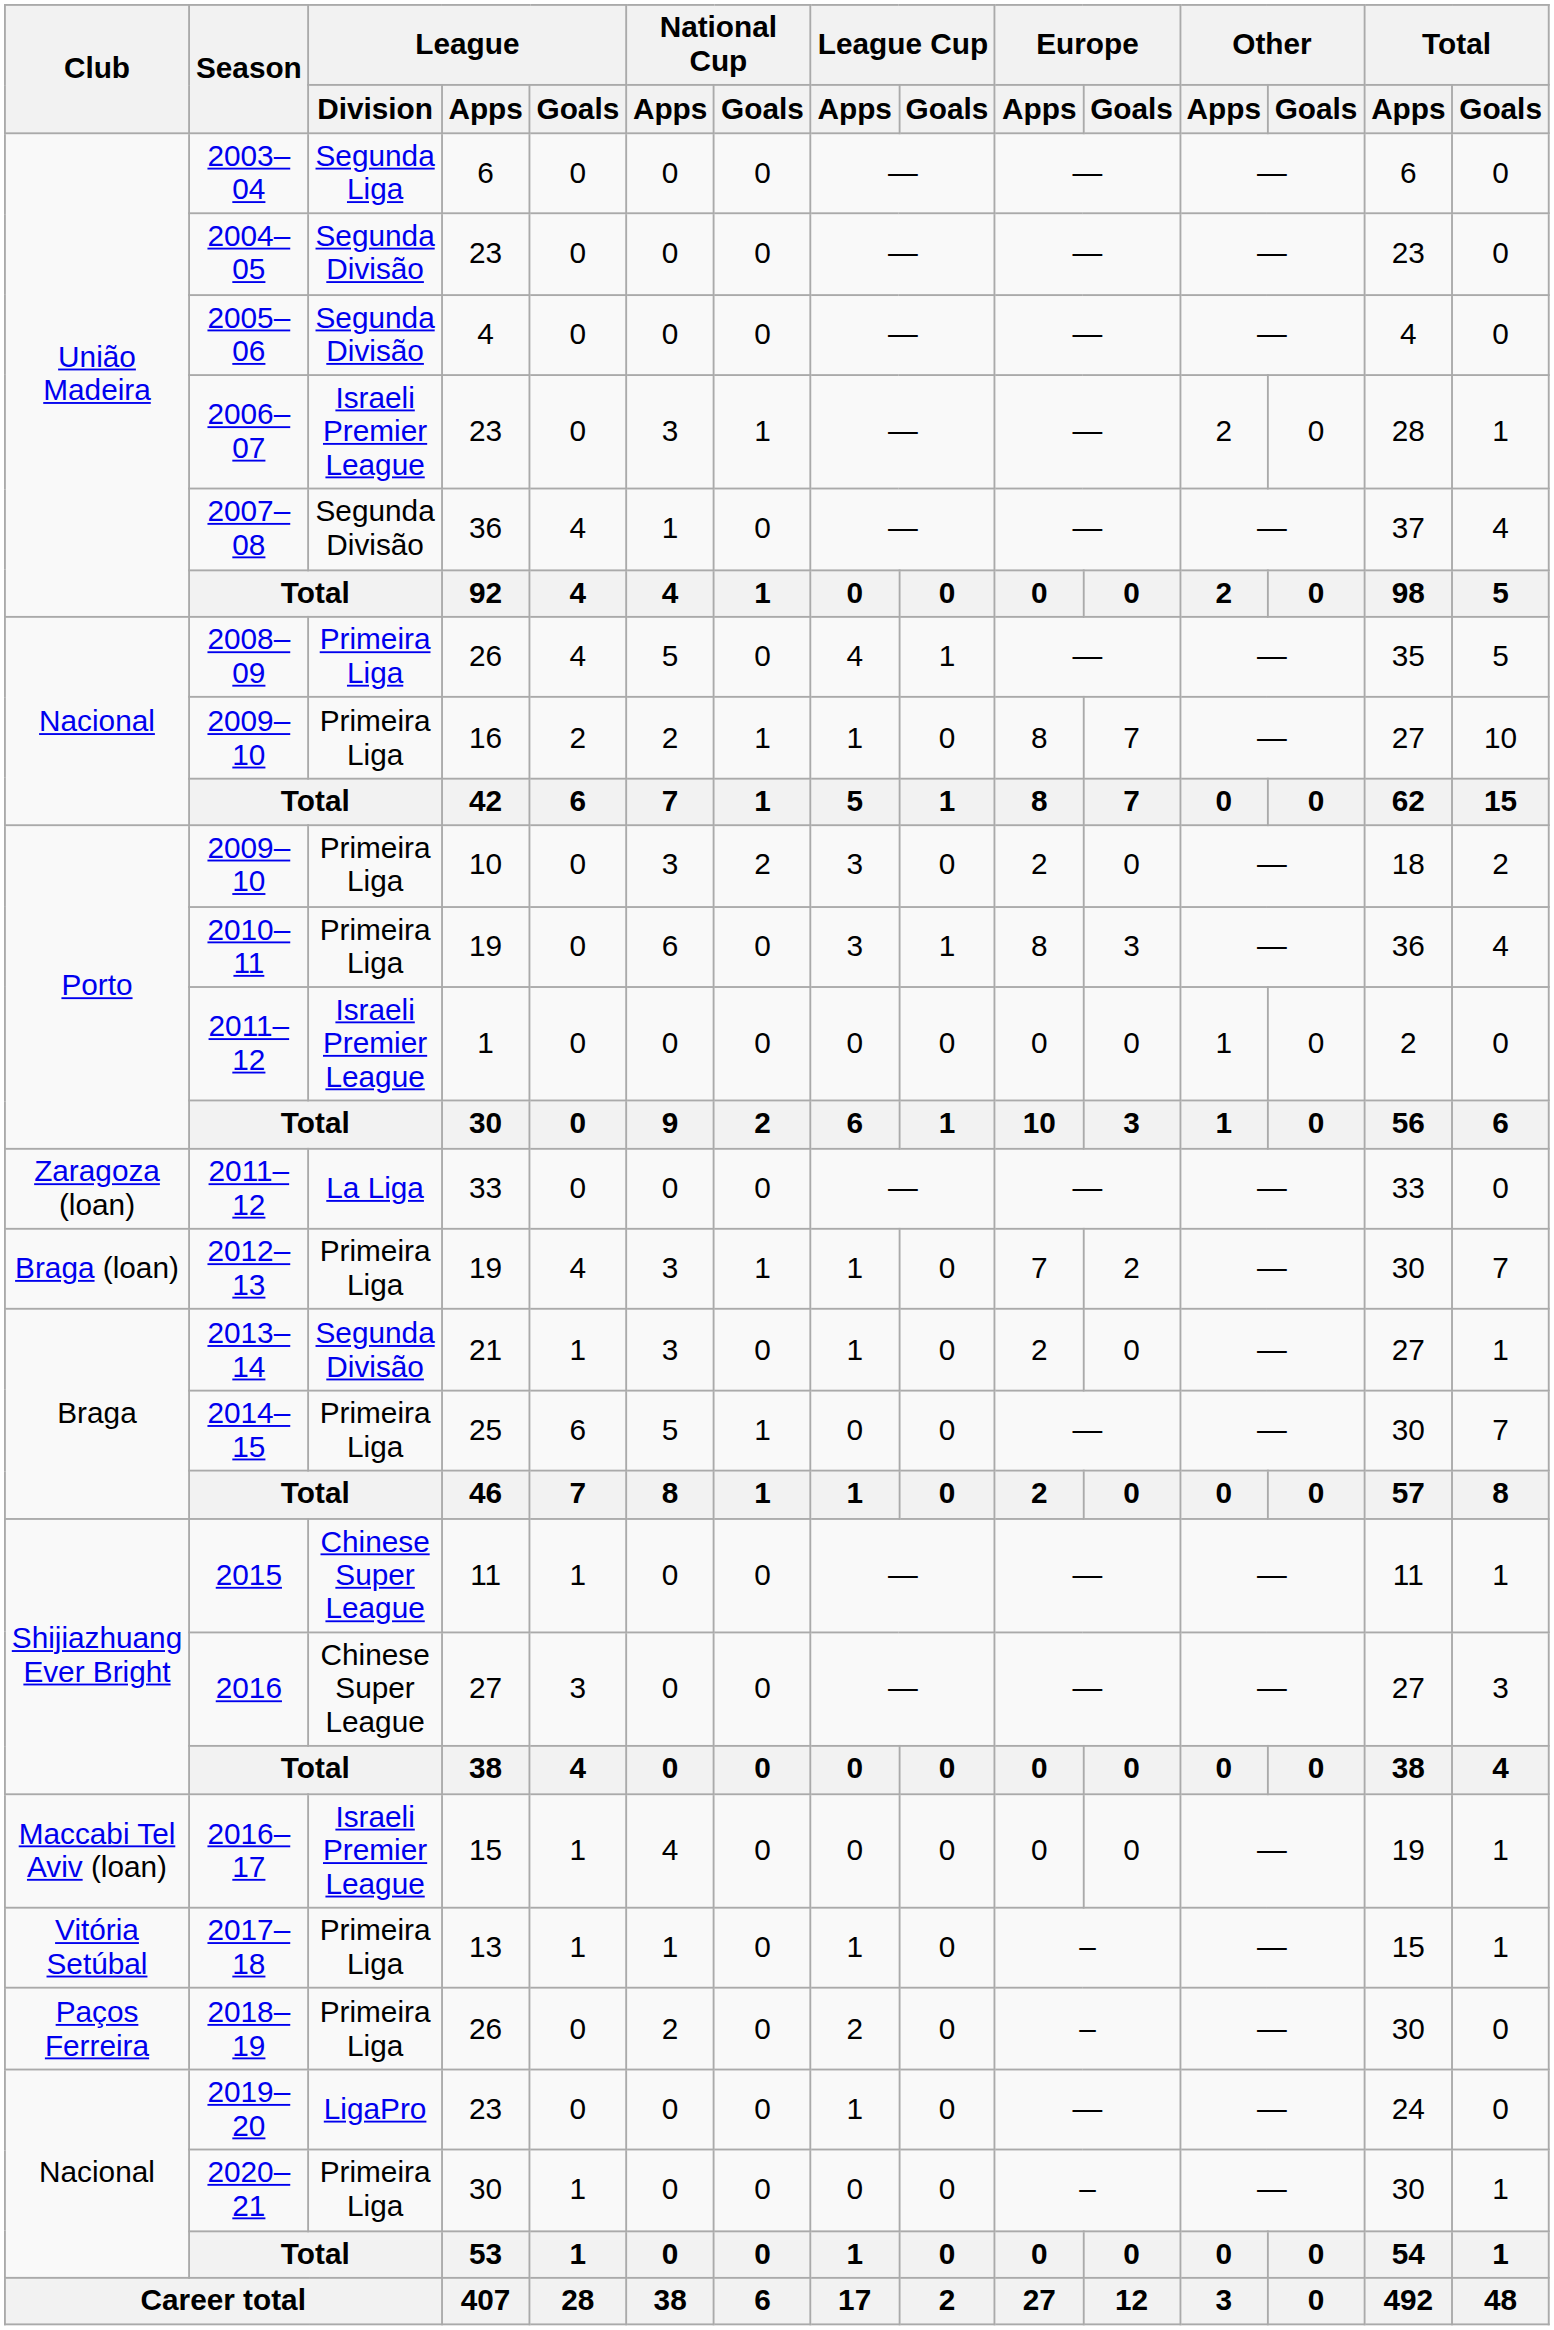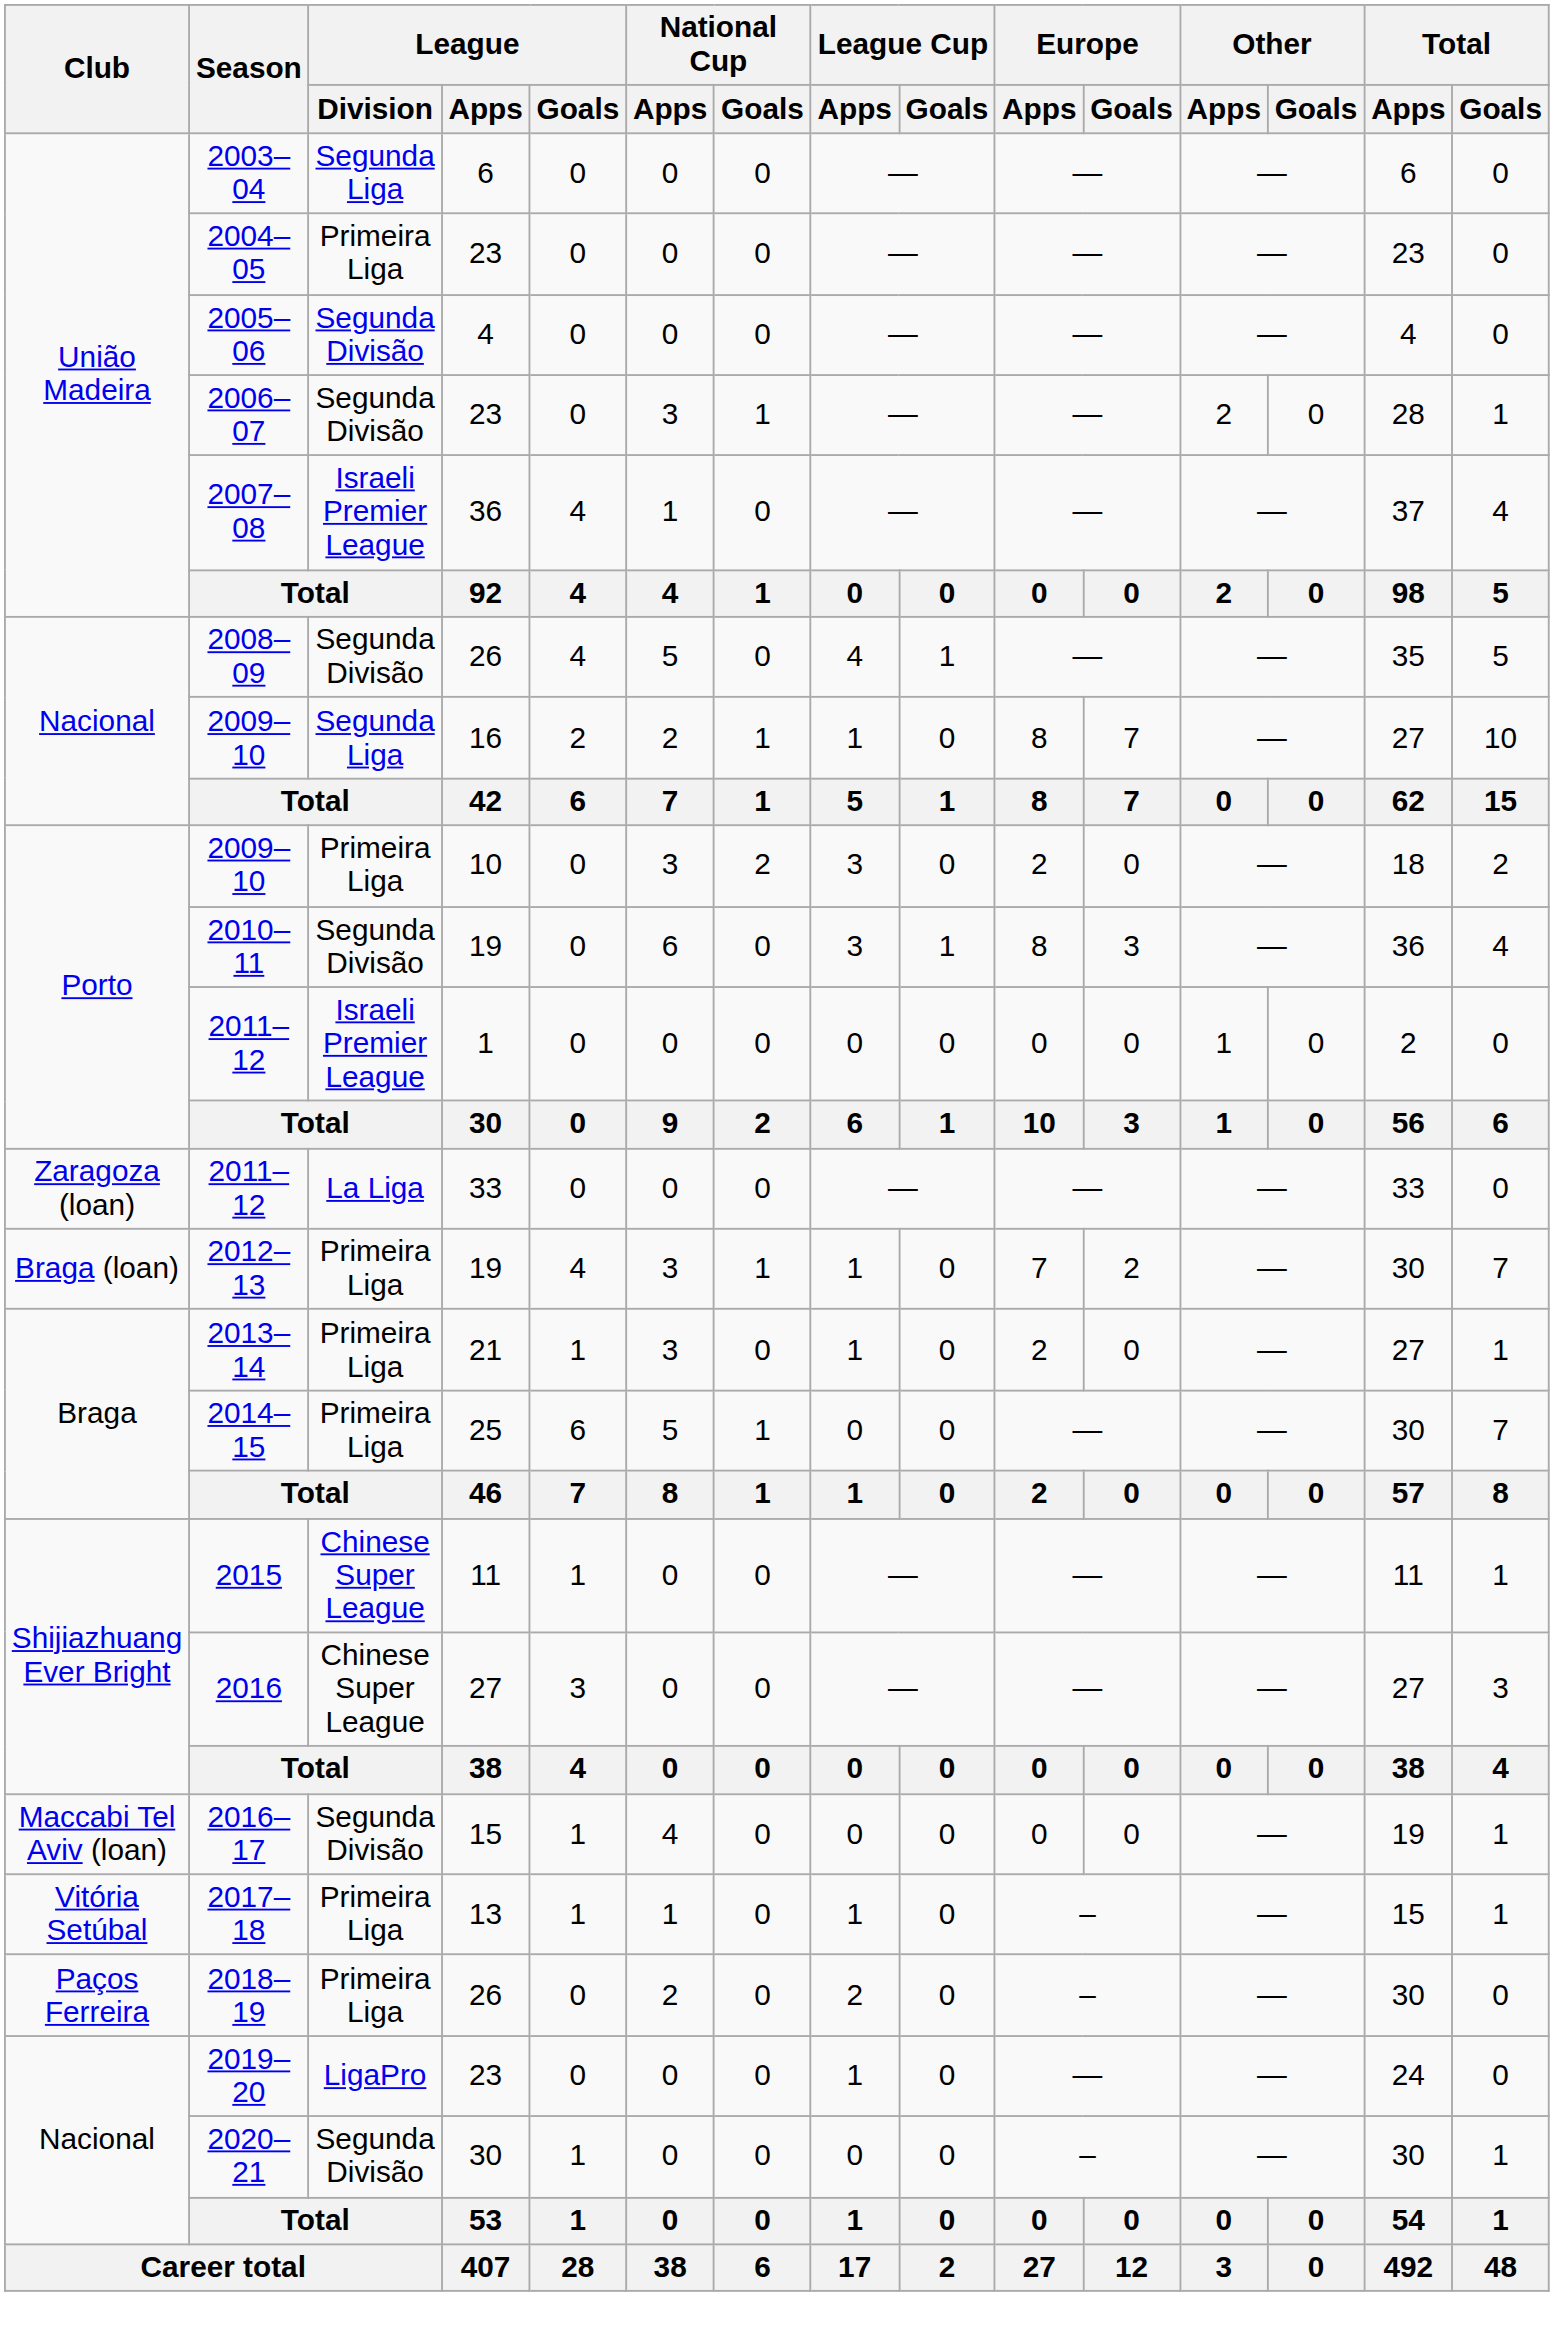(375, 253) Segunda Divisão -> (375, 253) Primeira Liga
(375, 431) Israeli Premier League -> (375, 414) Segunda Divisão
(375, 528) Segunda Divisão -> (375, 512) Israeli Premier League
(375, 656) Primeira Liga -> (375, 656) Segunda Divisão
(375, 737) Primeira Liga -> (375, 737) Segunda Liga
(375, 946) Primeira Liga -> (375, 946) Segunda Divisão
(375, 1349) Segunda Divisão -> (375, 1349) Primeira Liga
(375, 1850) Israeli Premier League -> (375, 1833) Segunda Divisão
(375, 2189) Primeira Liga -> (375, 2156) Segunda Divisão
